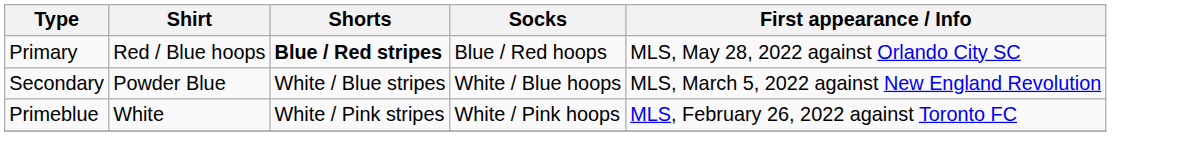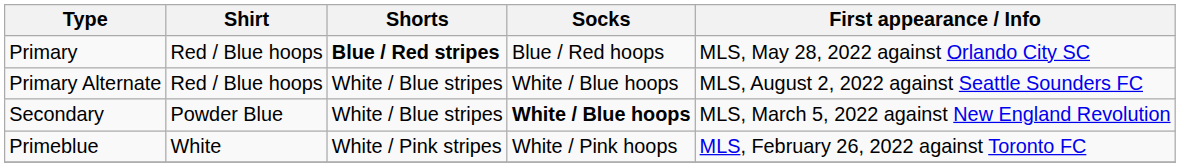+ row: (85, 83)
(538, 83) normal -> (601, 114) bold
